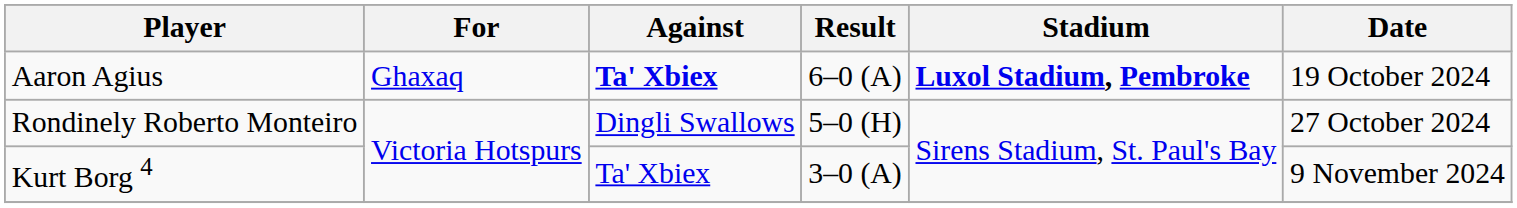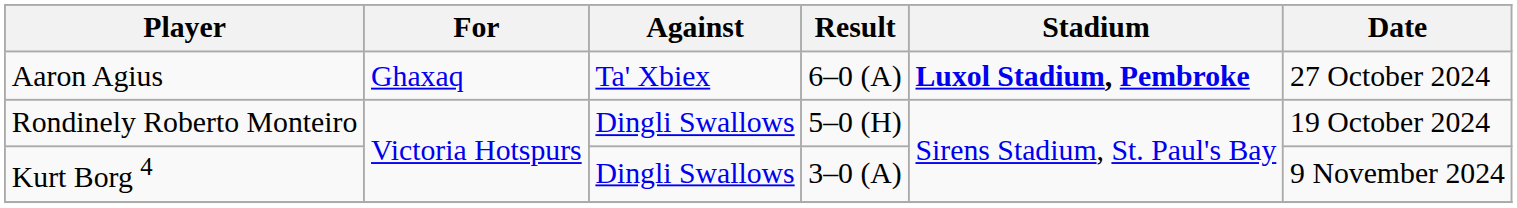(656, 75) bold -> (653, 75) normal
(1390, 75) 19 October 2024 -> (1390, 75) 27 October 2024
(1390, 122) 27 October 2024 -> (1390, 122) 19 October 2024
(653, 173) Ta' Xbiex -> (695, 173) Dingli Swallows
